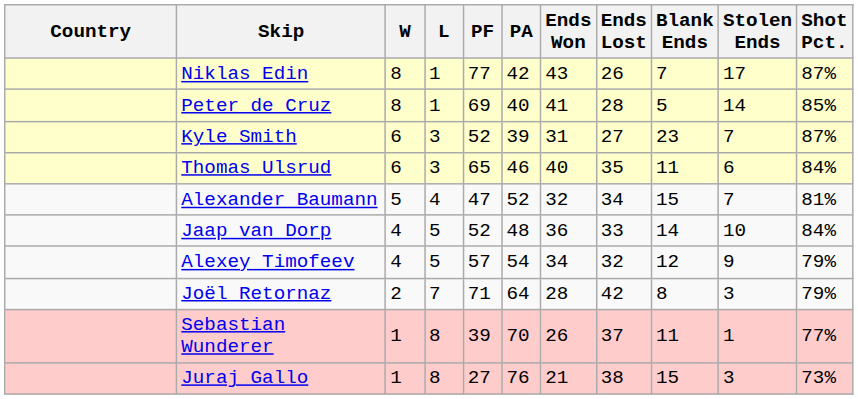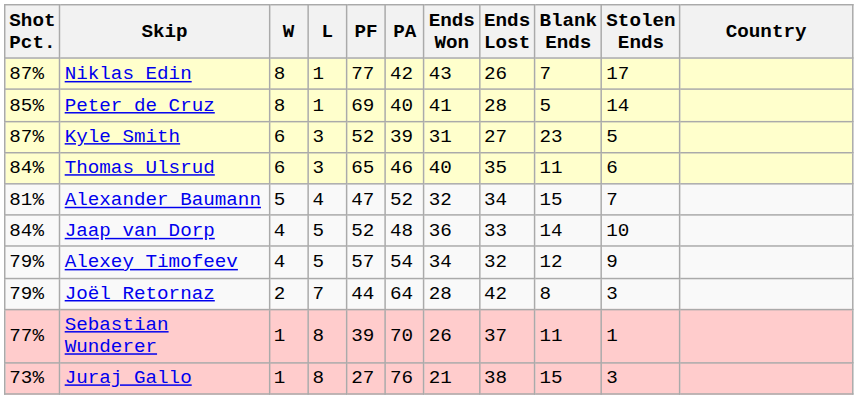columns swapped: (91, 32) <-> (824, 32)
(729, 137) 7 -> (612, 137) 5
(479, 293) 71 -> (363, 293) 44
